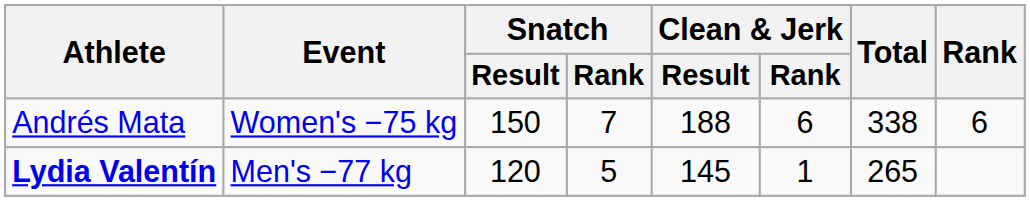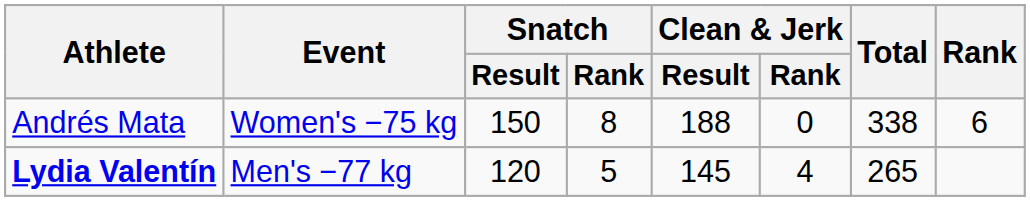(609, 123) 7 -> (609, 123) 8
(805, 123) 6 -> (805, 123) 0
(805, 172) 1 -> (805, 172) 4
